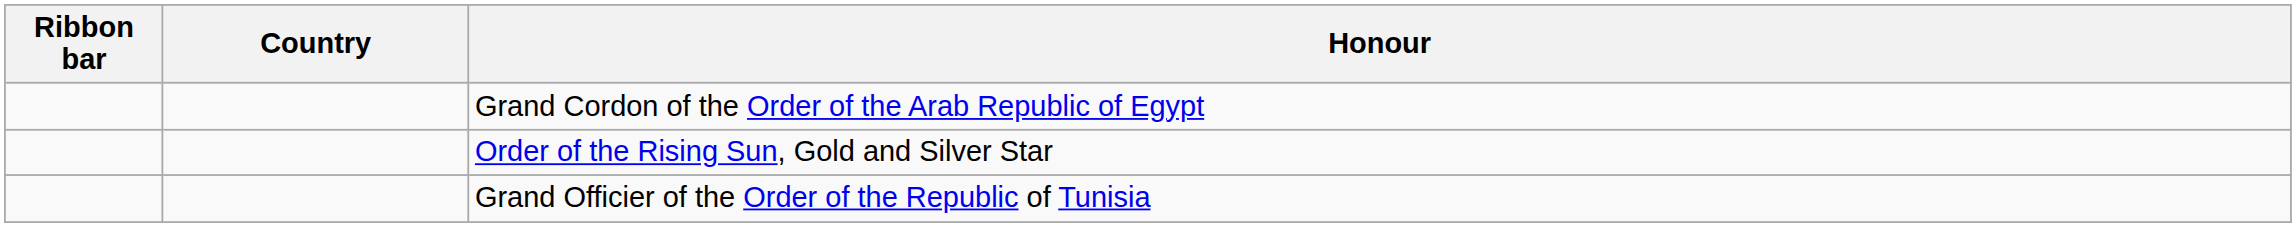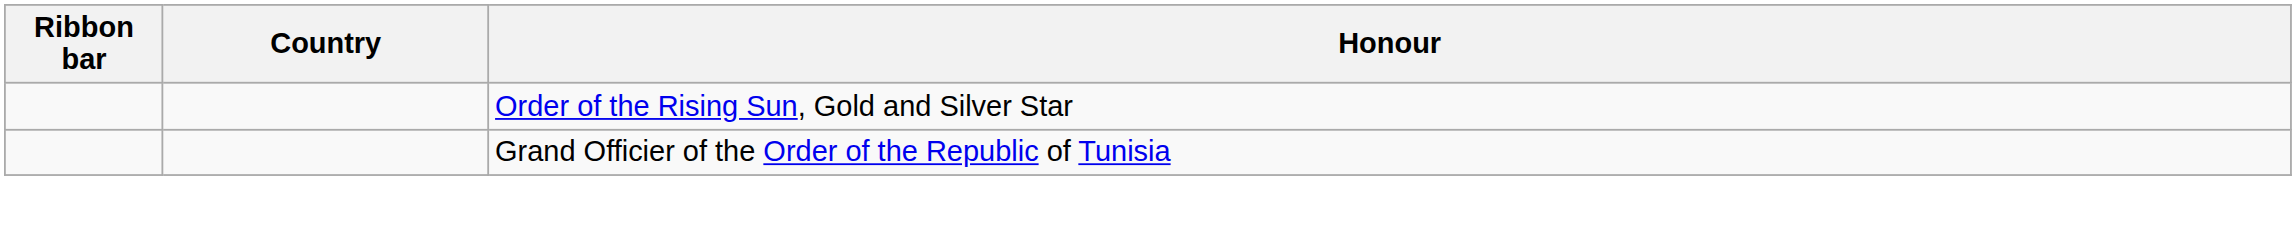- row: (840, 105)
